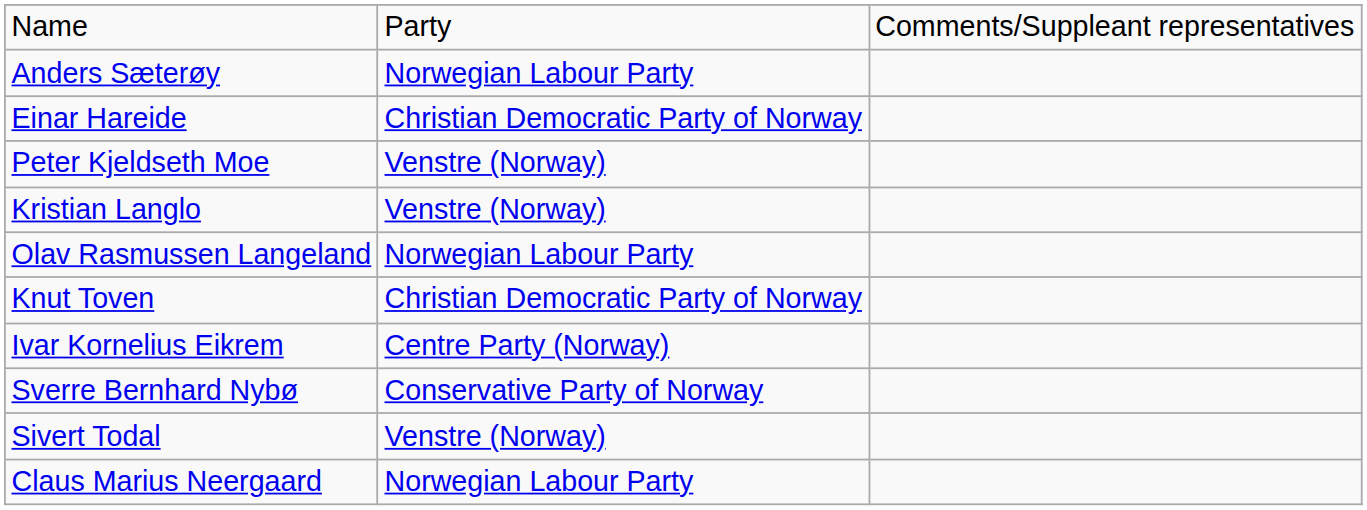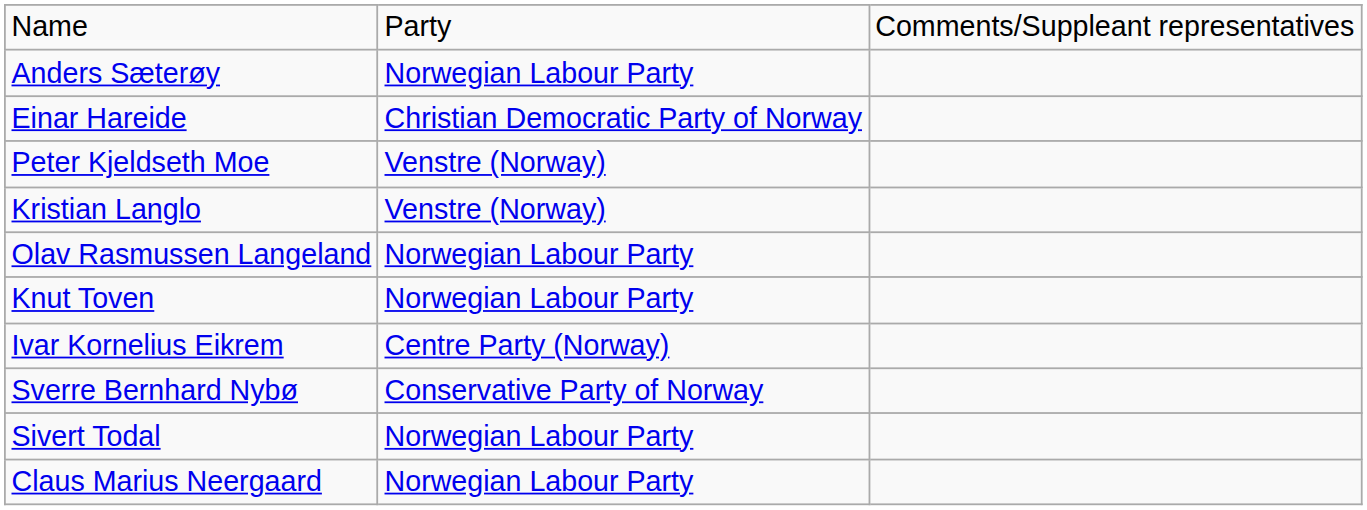(623, 299) Christian Democratic Party of Norway -> (539, 299) Norwegian Labour Party
(495, 436) Venstre (Norway) -> (539, 436) Norwegian Labour Party
